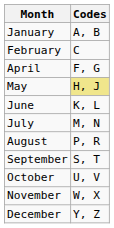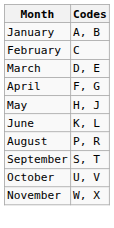+ row: (24, 68)
(86, 86) khaki background -> (86, 105) no background
- row: (21, 123)
- row: (34, 214)
